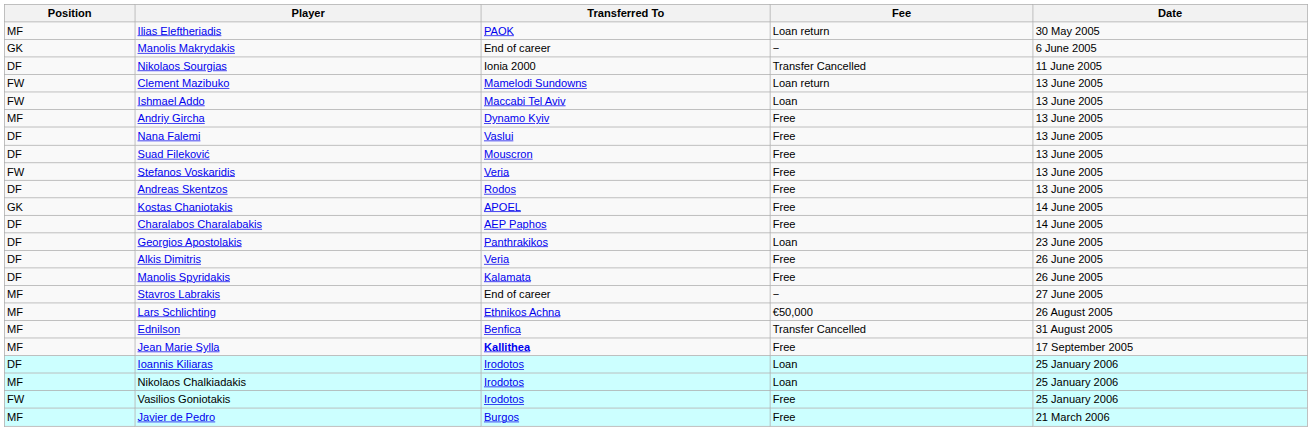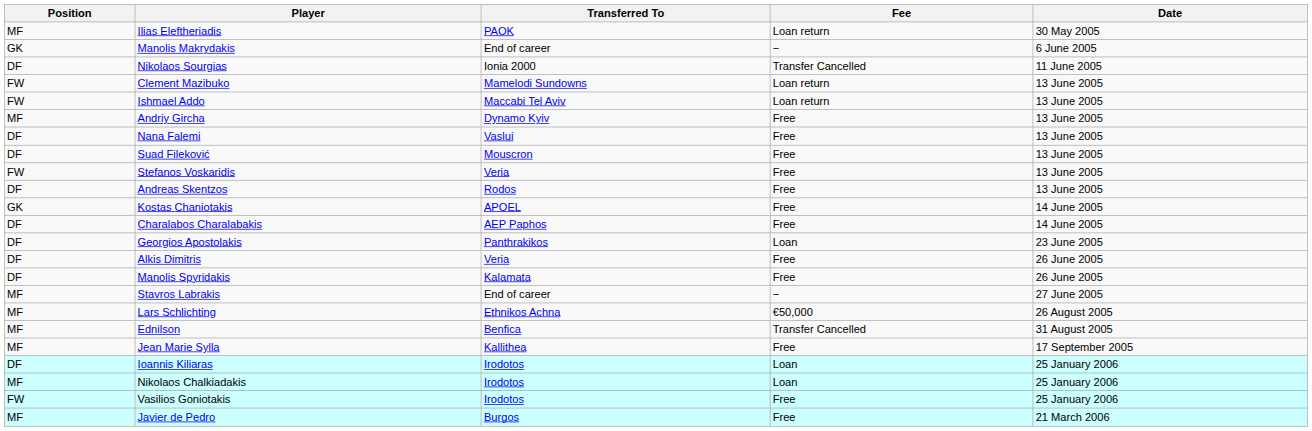(785, 101) Loan -> (801, 101) Loan return
(507, 347) bold -> (505, 347) normal
